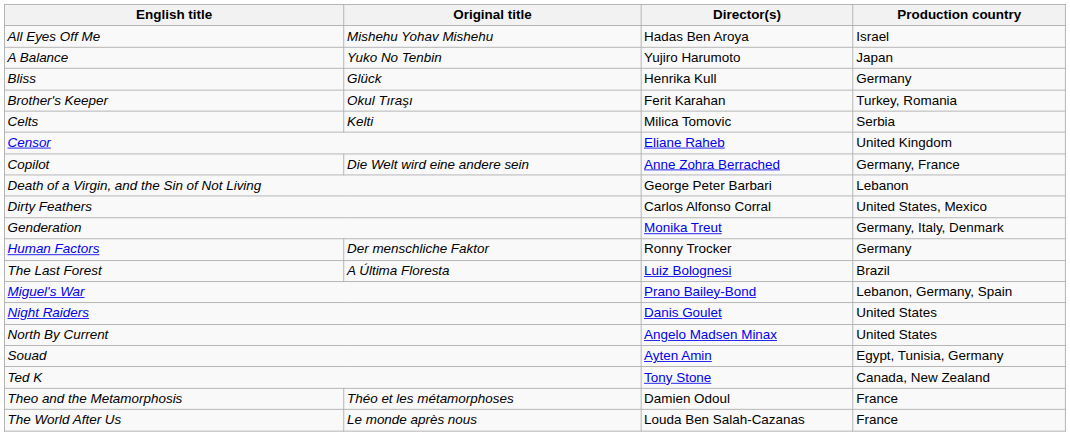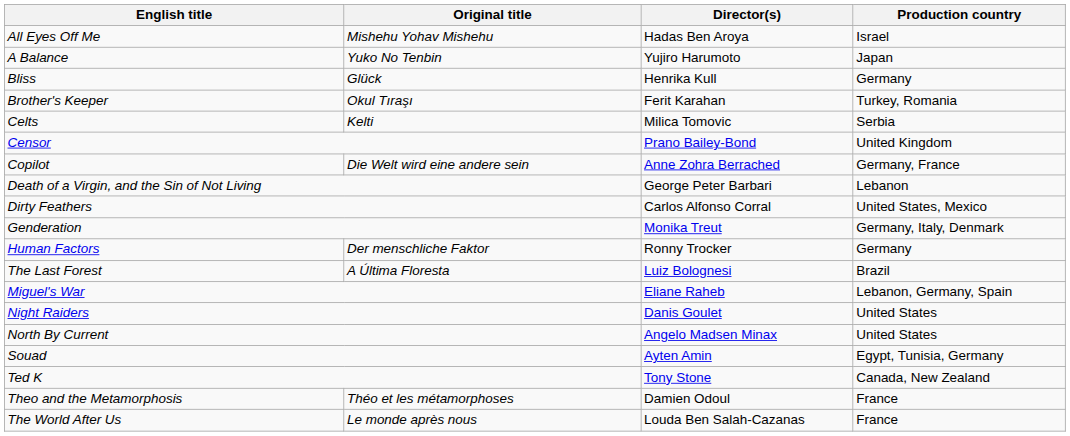(684, 143) Eliane Raheb -> (700, 143) Prano Bailey-Bond
(700, 292) Prano Bailey-Bond -> (684, 292) Eliane Raheb
